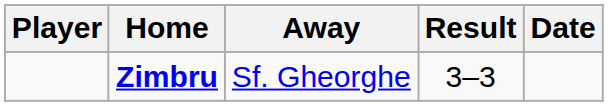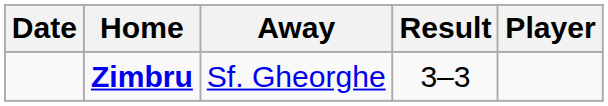columns swapped: (57, 28) <-> (563, 28)
